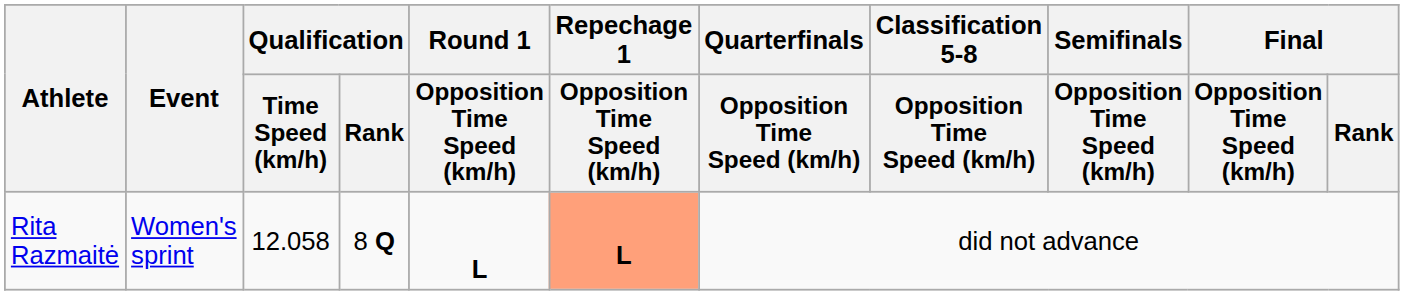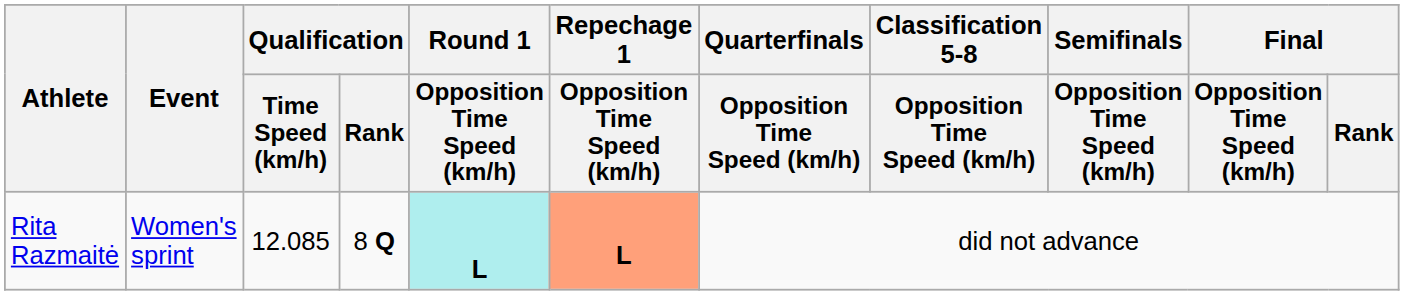(291, 241) 12.058 -> (291, 241) 12.085
(480, 270) no background -> (480, 270) paleturquoise background
